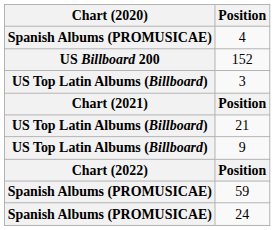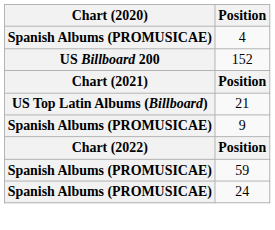- row: (242, 81)
(110, 147) US Top Latin Albums (Billboard) -> (110, 125) Spanish Albums (PROMUSICAE)
